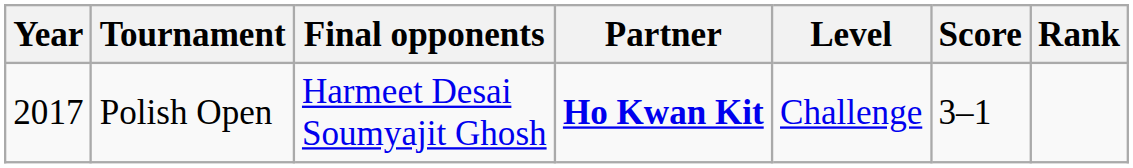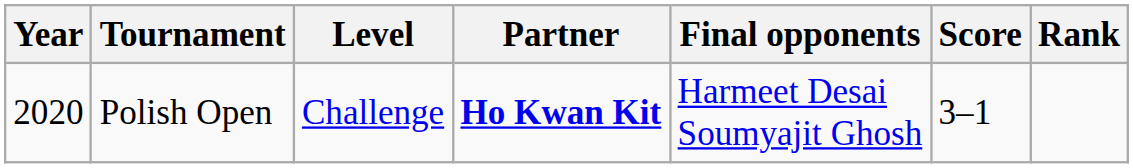columns swapped: (851, 33) <-> (424, 33)
(48, 112) 2017 -> (48, 112) 2020
